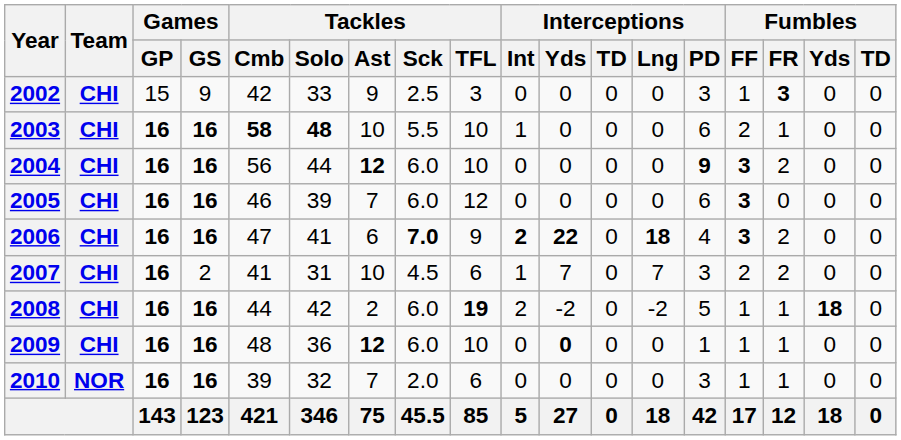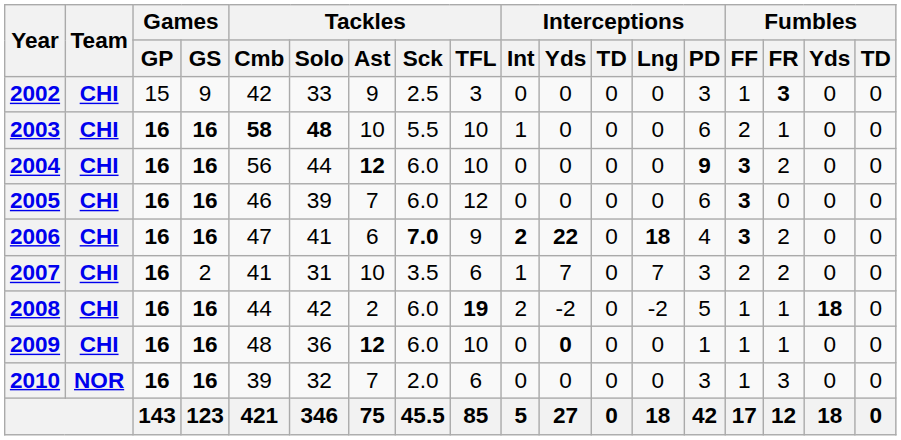(423, 272) 4.5 -> (423, 272) 3.5
(784, 380) 1 -> (784, 380) 3
